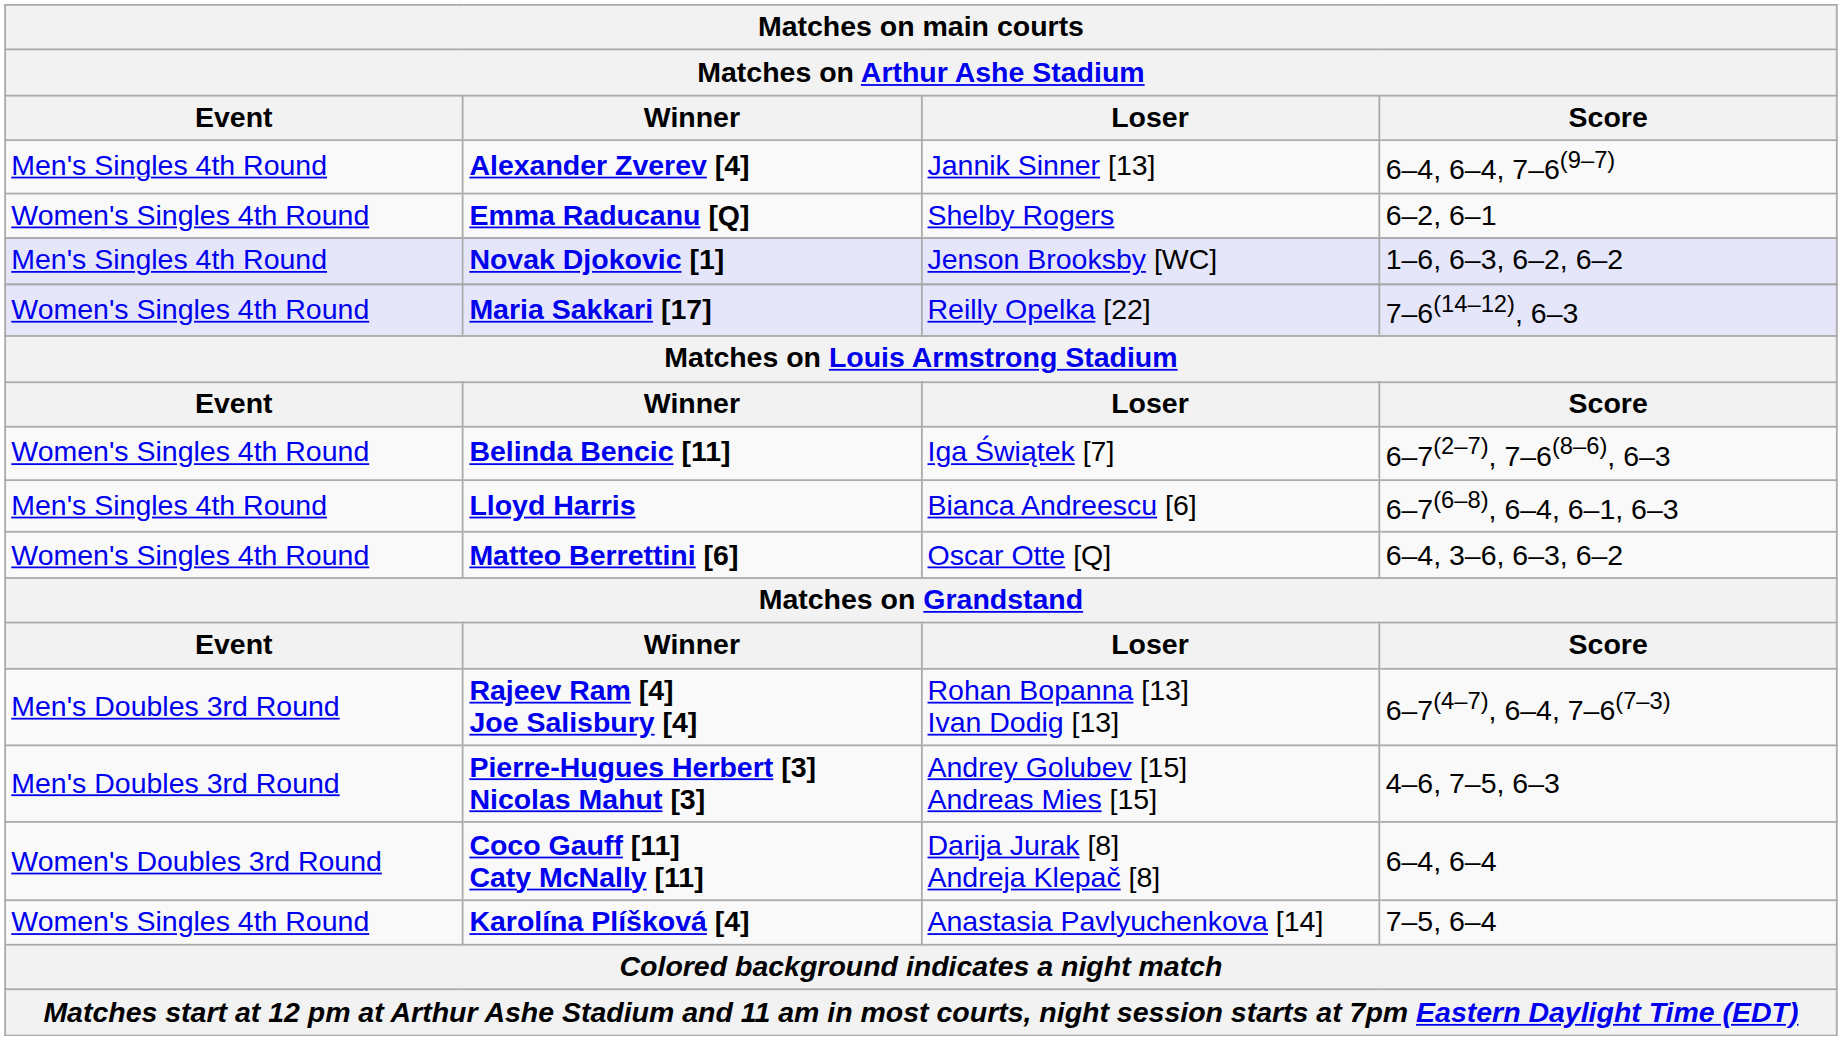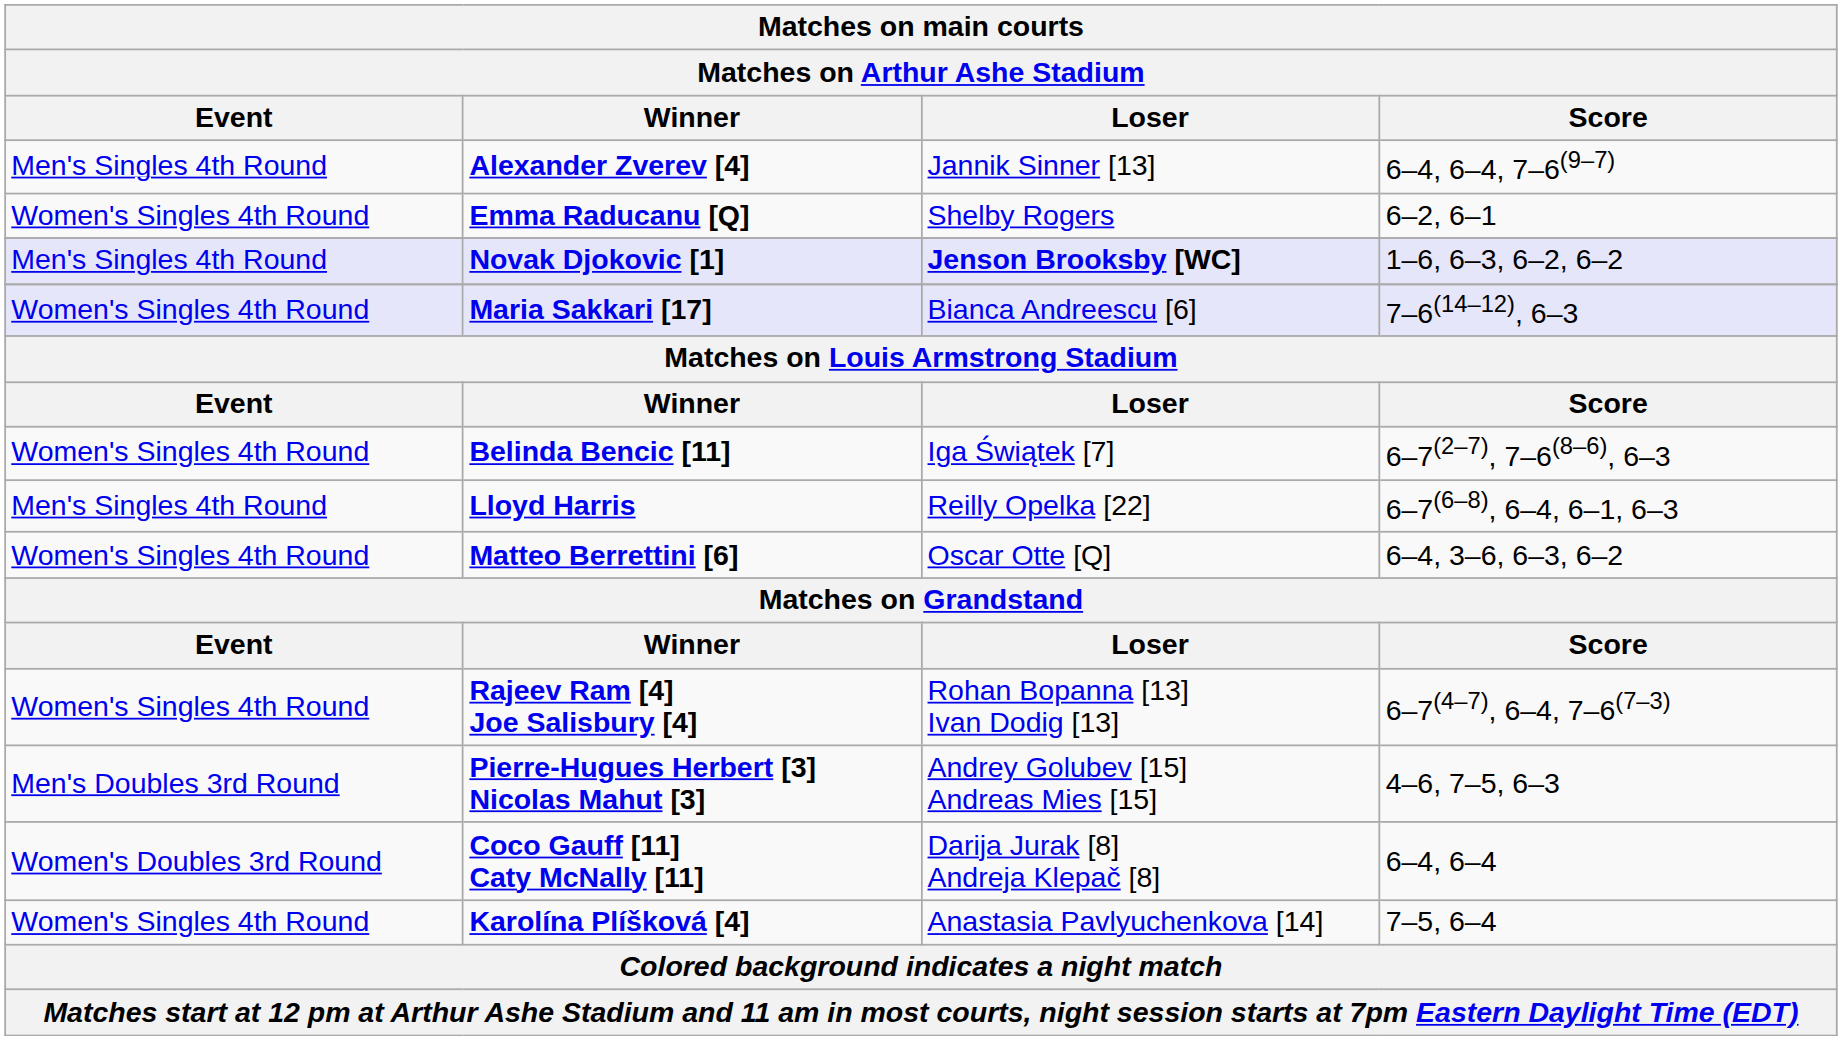(1072, 260) normal -> (1084, 260) bold
(1039, 309) Reilly Opelka [22] -> (1062, 309) Bianca Andreescu [6]
(1062, 505) Bianca Andreescu [6] -> (1039, 505) Reilly Opelka [22]
(175, 706) Men's Doubles 3rd Round -> (190, 706) Women's Singles 4th Round
